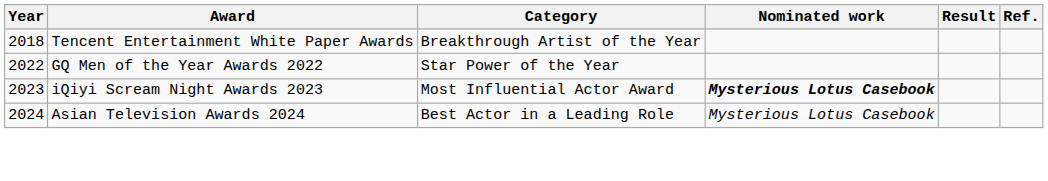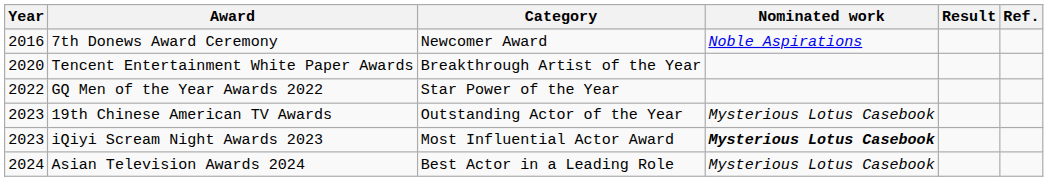+ row: (165, 41)
(26, 41) 2018 -> (26, 66) 2020
+ row: (192, 115)
